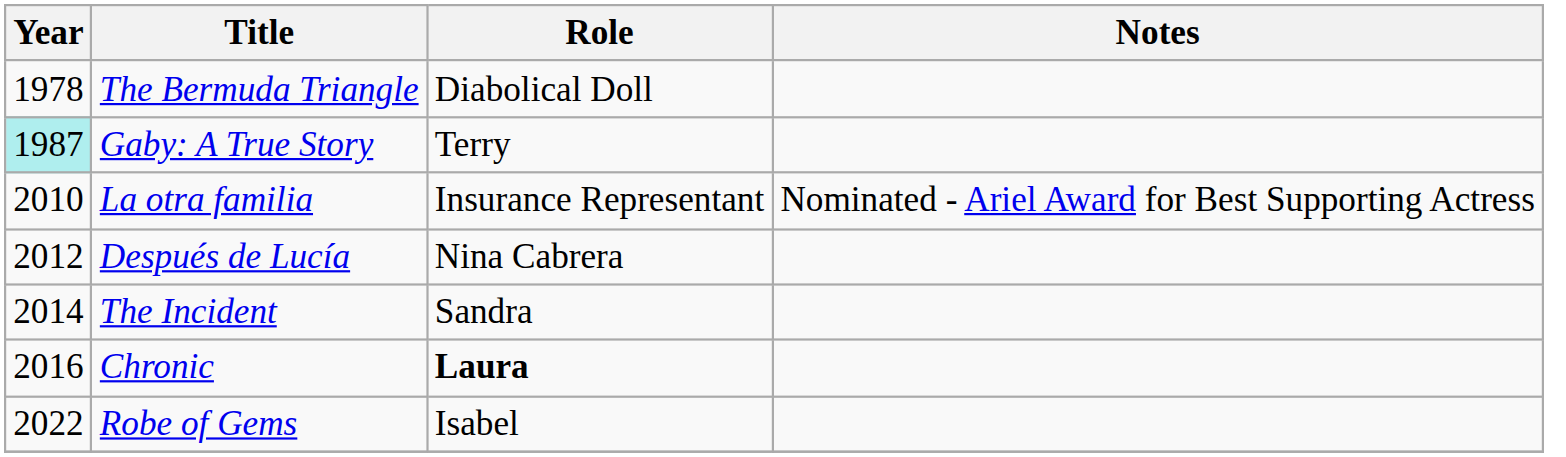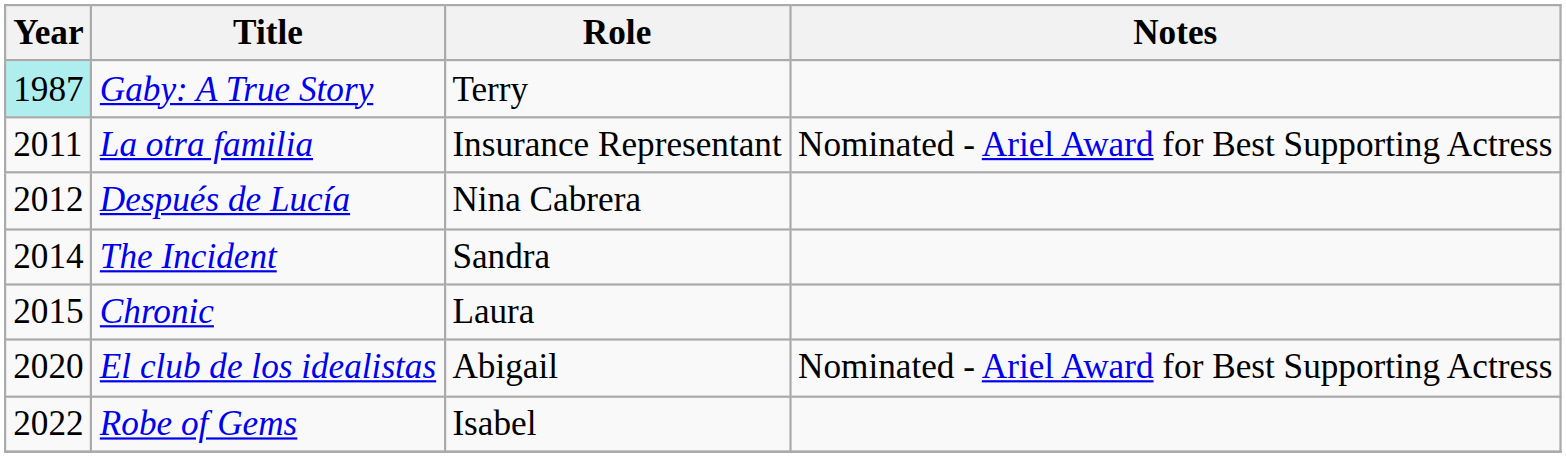- row: (259, 88)
(48, 199) 2010 -> (48, 144) 2011
(48, 367) 2016 -> (48, 311) 2015
(482, 367) bold -> (493, 311) normal
+ row: (268, 367)
